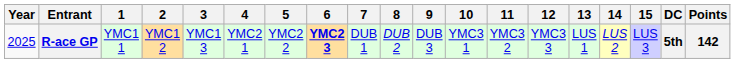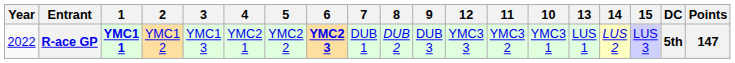columns swapped: (466, 14) <-> (548, 14)
(22, 41) 2025 -> (22, 41) 2022
(121, 41) normal -> (121, 41) bold
(708, 41) 142 -> (708, 41) 147
